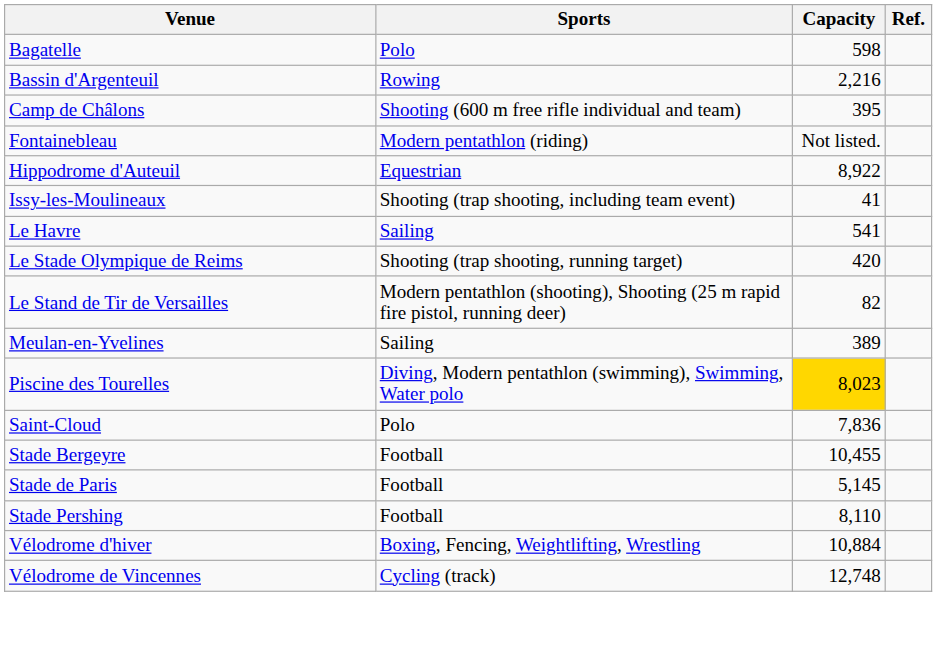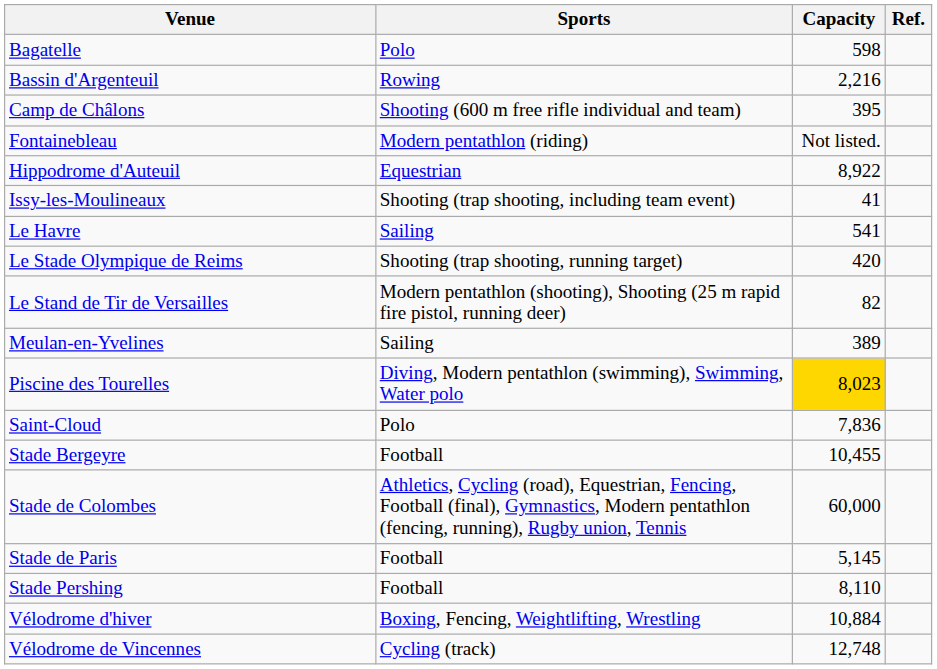+ row: (82, 506)
